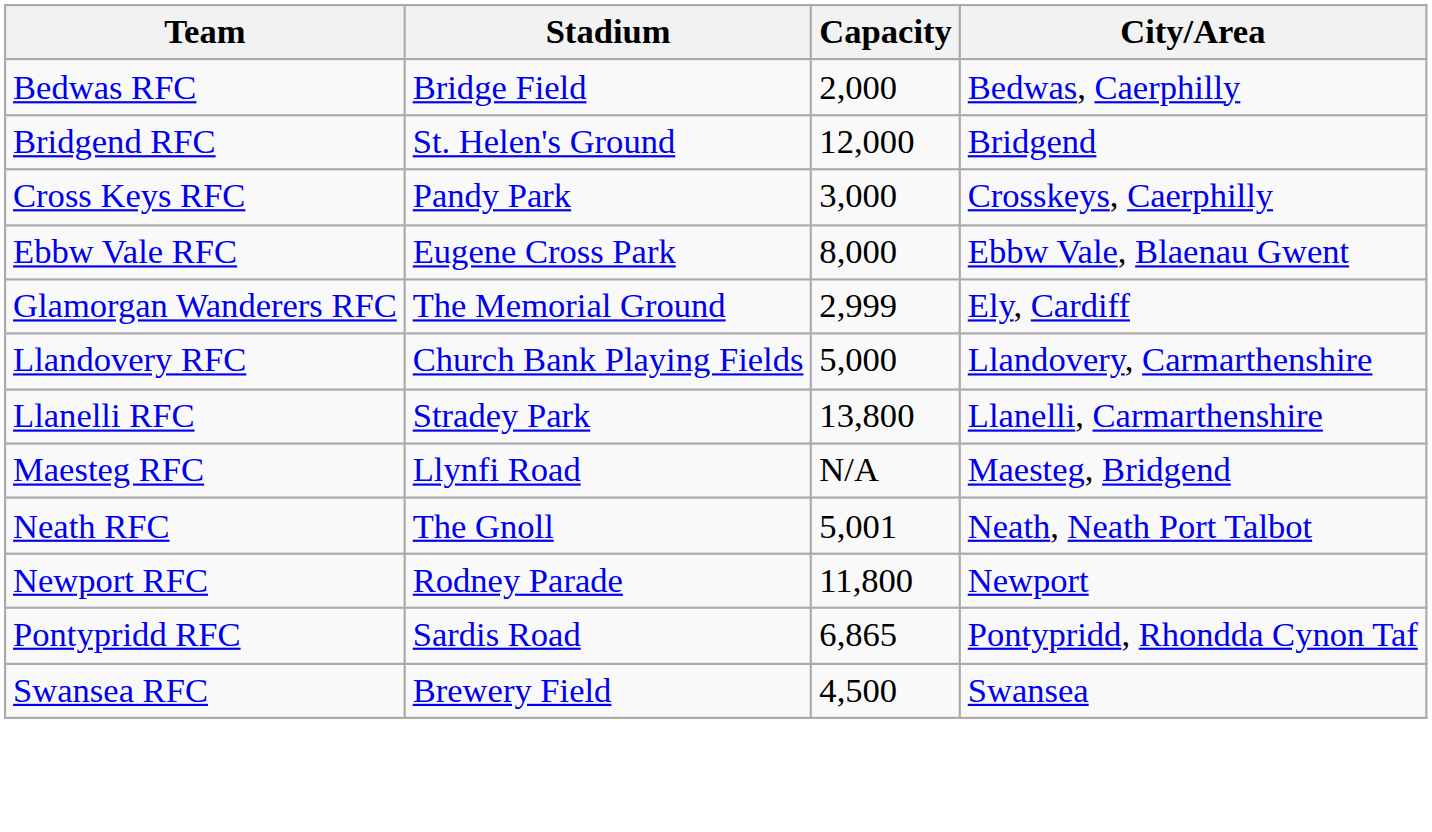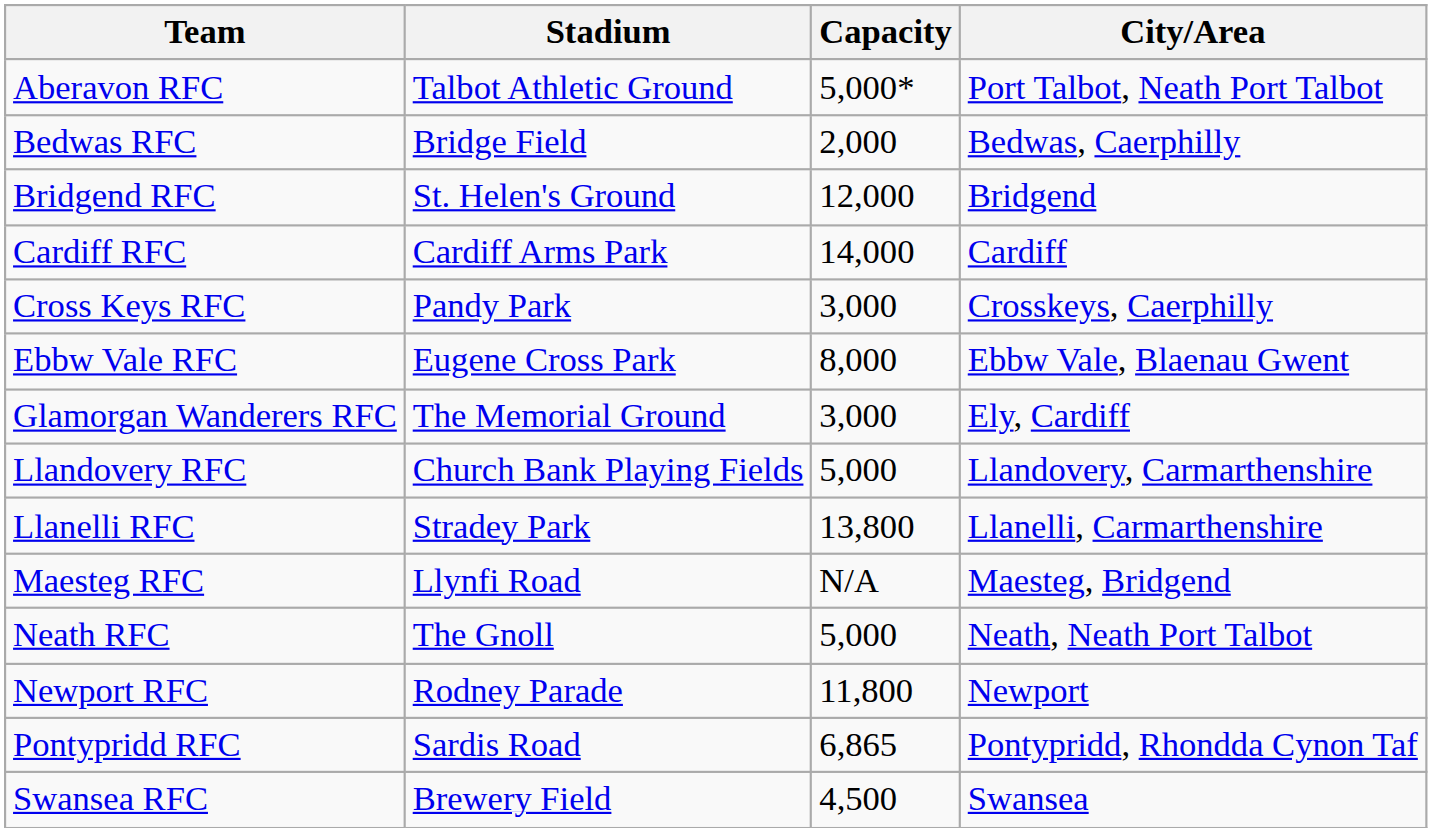+ row: (118, 86)
+ row: (100, 251)
(858, 305) 2,999 -> (858, 415) 3,000
(858, 525) 5,001 -> (858, 634) 5,000
